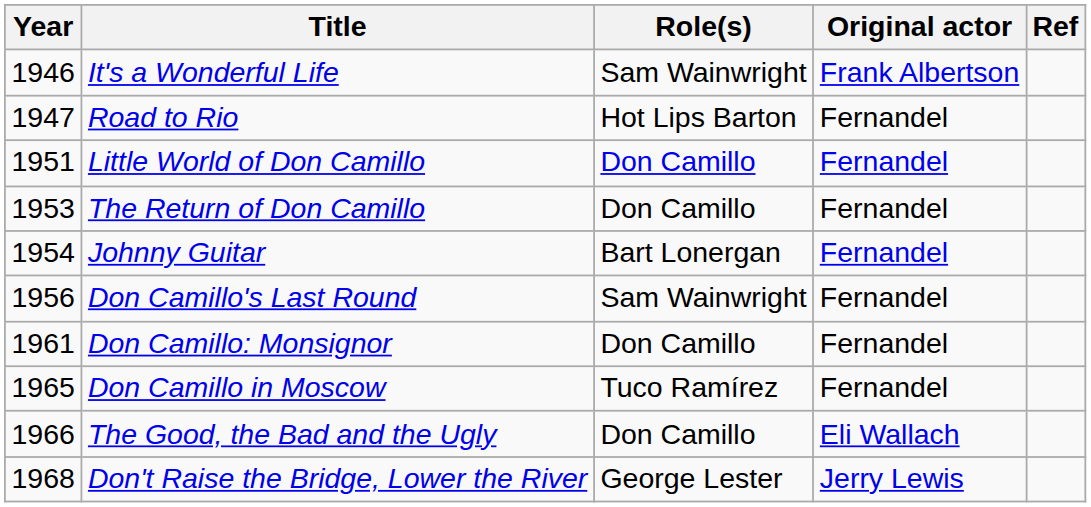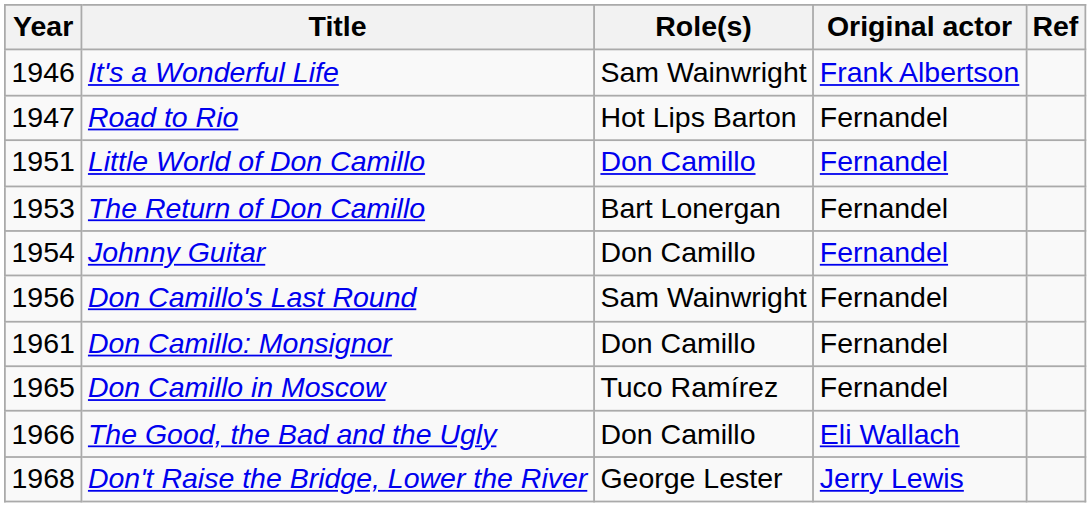(678, 207) Don Camillo -> (691, 207) Bart Lonergan
(691, 252) Bart Lonergan -> (678, 252) Don Camillo
